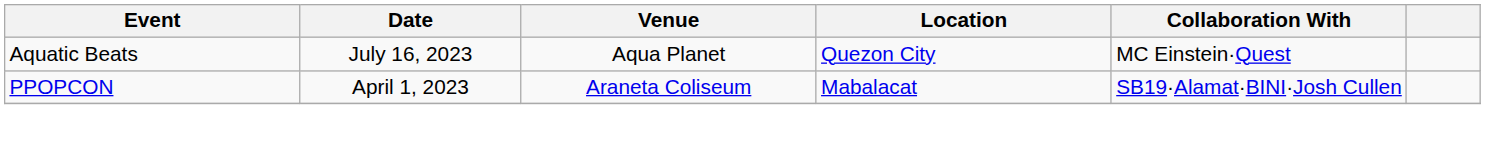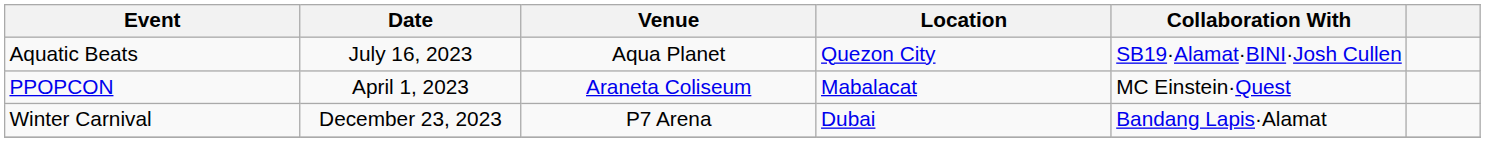(1203, 53) MC Einstein·Quest -> (1259, 53) SB19·Alamat·BINI·Josh Cullen
(1259, 86) SB19·Alamat·BINI·Josh Cullen -> (1203, 86) MC Einstein·Quest
+ row: (81, 119)
